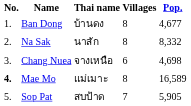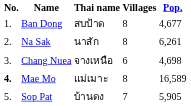(89, 24) บ้านดง -> (89, 24) สบป้าด
(170, 42) 8,332 -> (170, 42) 6,261
(89, 97) สบป้าด -> (89, 97) บ้านดง
